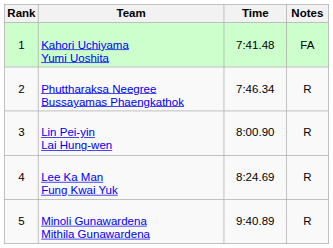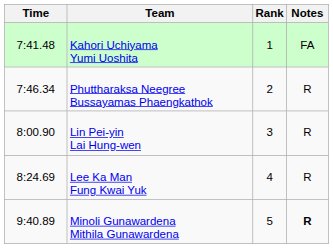columns swapped: (21, 13) <-> (255, 13)
(307, 221) normal -> (307, 221) bold
